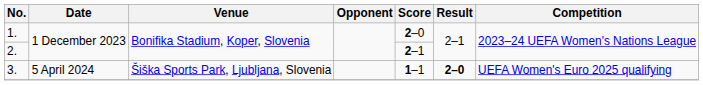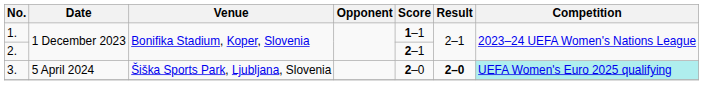(415, 32) 2–0 -> (415, 32) 1–1
(415, 70) 1–1 -> (415, 70) 2–0
(575, 70) no background -> (575, 70) paleturquoise background
